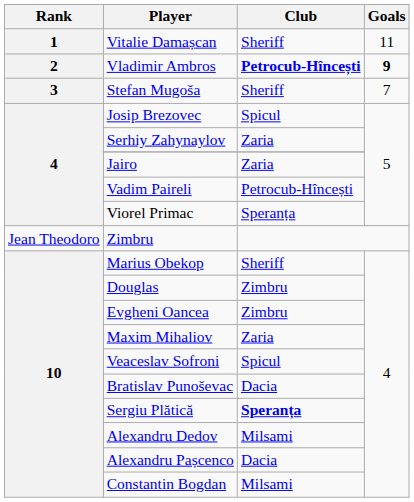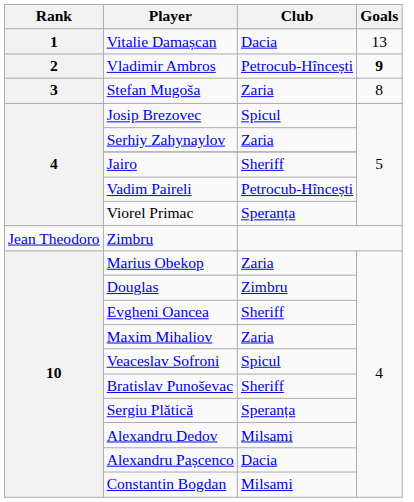(262, 41) Sheriff -> (259, 41) Dacia
(387, 41) 11 -> (379, 41) 13
(301, 66) bold -> (297, 66) normal
(262, 90) Sheriff -> (257, 90) Zaria
(387, 90) 7 -> (379, 90) 8
(257, 164) Zaria -> (262, 164) Sheriff
(262, 262) Sheriff -> (257, 262) Zaria
(264, 312) Zimbru -> (262, 312) Sheriff
(259, 386) Dacia -> (262, 386) Sheriff
(271, 410) bold -> (268, 410) normal
